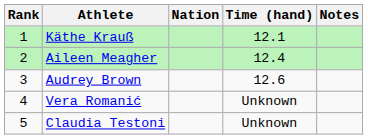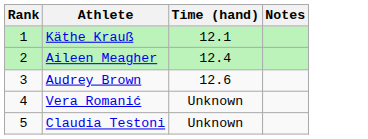- column: (195, 15)
